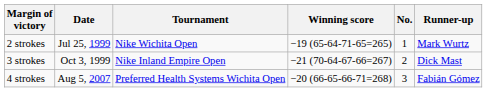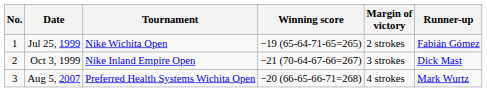columns swapped: (405, 19) <-> (30, 19)
(443, 43) Mark Wurtz -> (448, 43) Fabián Gómez
(448, 78) Fabián Gómez -> (443, 78) Mark Wurtz
